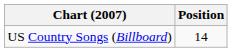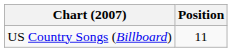(201, 36) 14 -> (201, 36) 11
